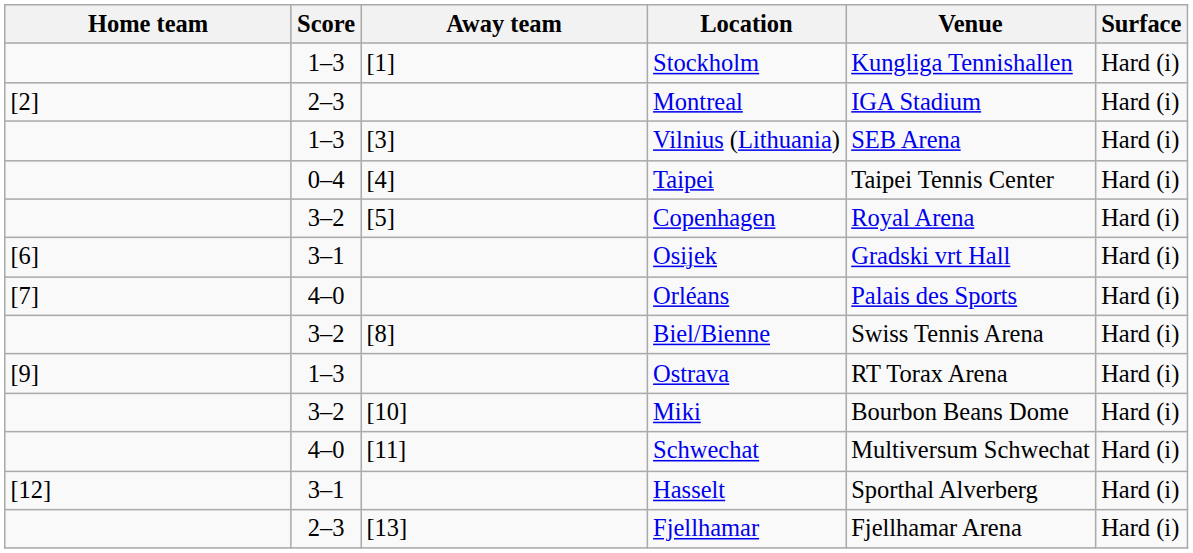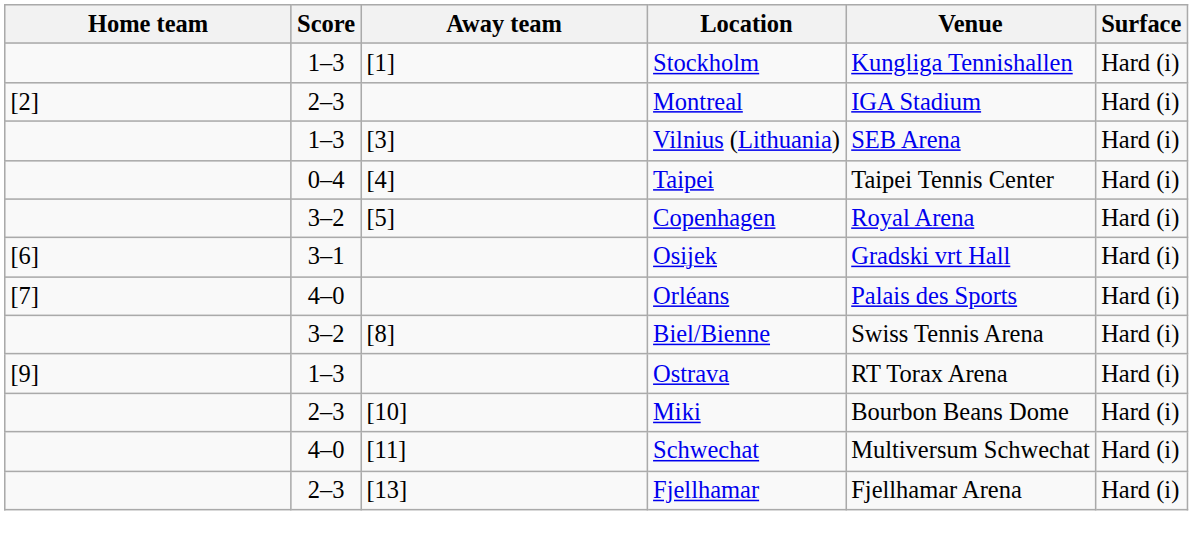(326, 412) 3–2 -> (326, 412) 2–3
- row: (689, 489)
